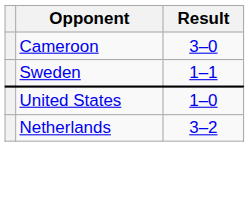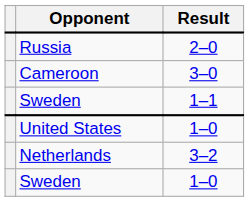+ row: (45, 46)
+ row: (50, 182)
